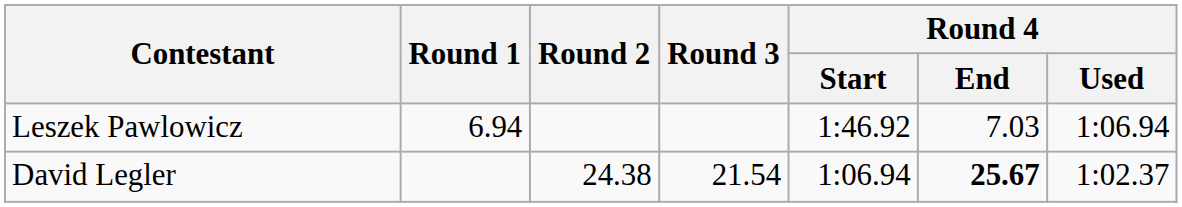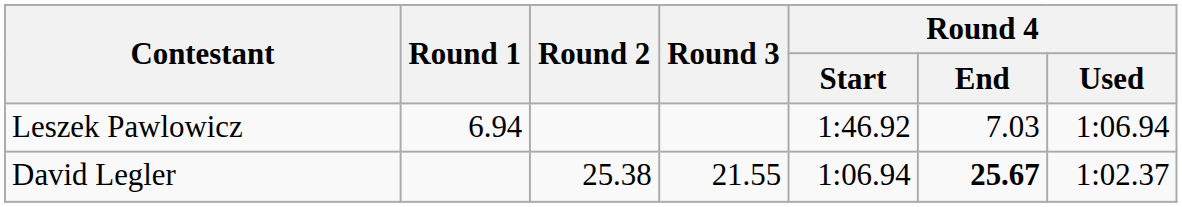(617, 175) 24.38 -> (617, 175) 25.38
(746, 175) 21.54 -> (746, 175) 21.55
